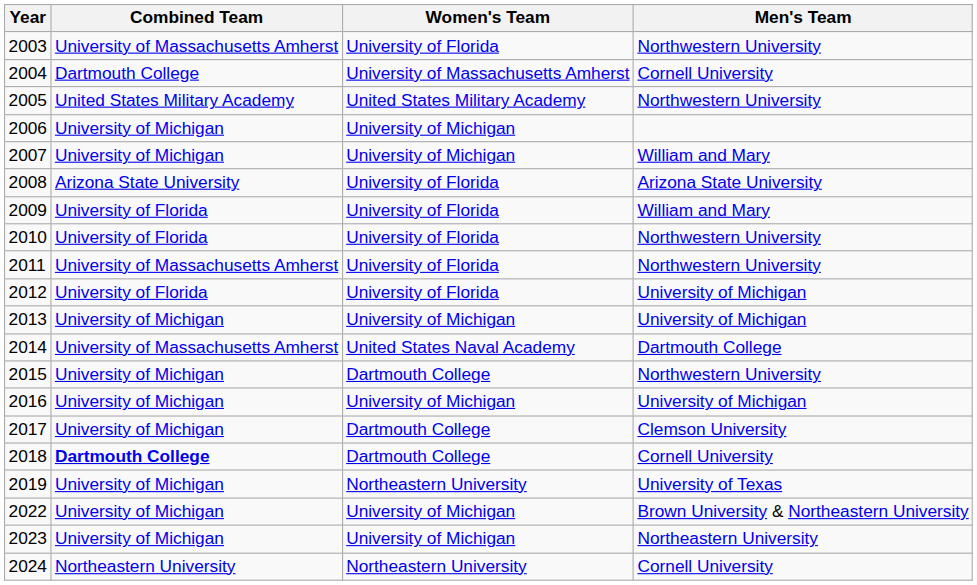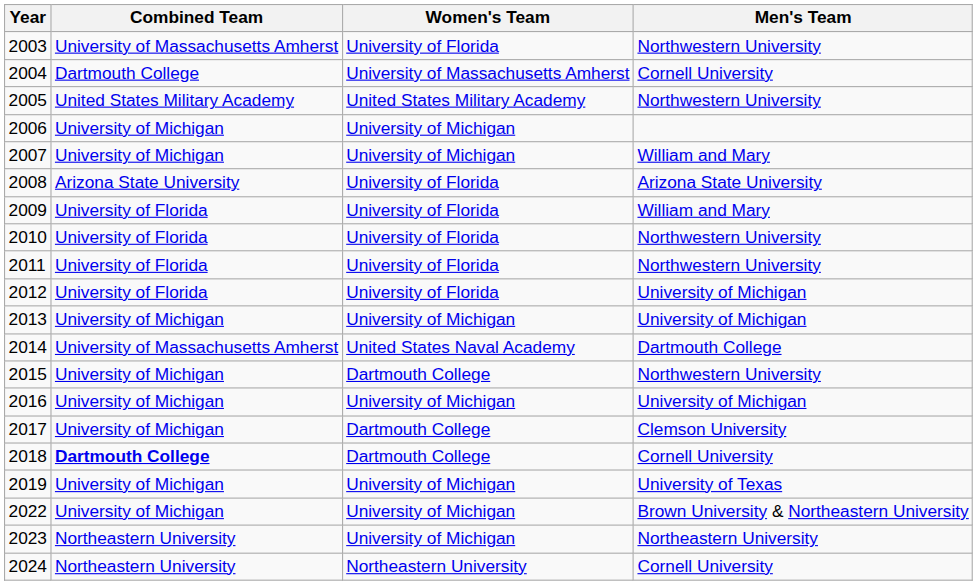(197, 264) University of Massachusetts Amherst -> (131, 264) University of Florida
(436, 484) Northeastern University -> (431, 484) University of Michigan
(139, 538) University of Michigan -> (145, 538) Northeastern University
